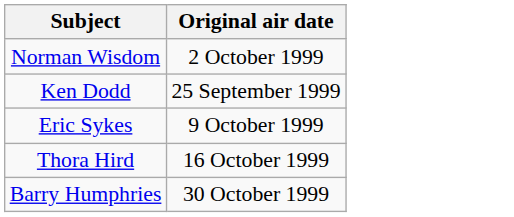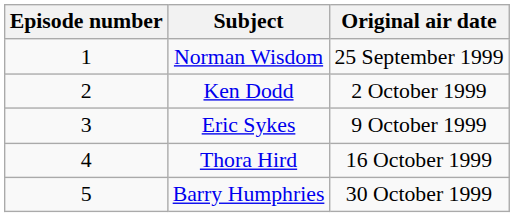+ column: (86, 21)
(256, 56) 2 October 1999 -> (419, 56) 25 September 1999
(256, 90) 25 September 1999 -> (419, 90) 2 October 1999
